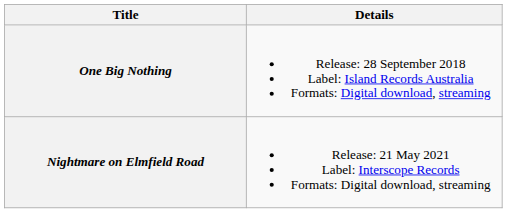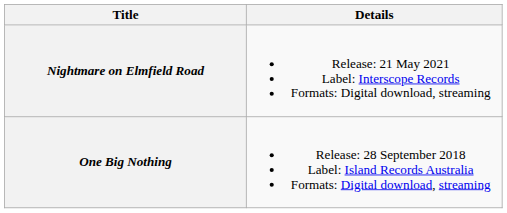rows swapped: (126, 70) <-> (126, 162)
